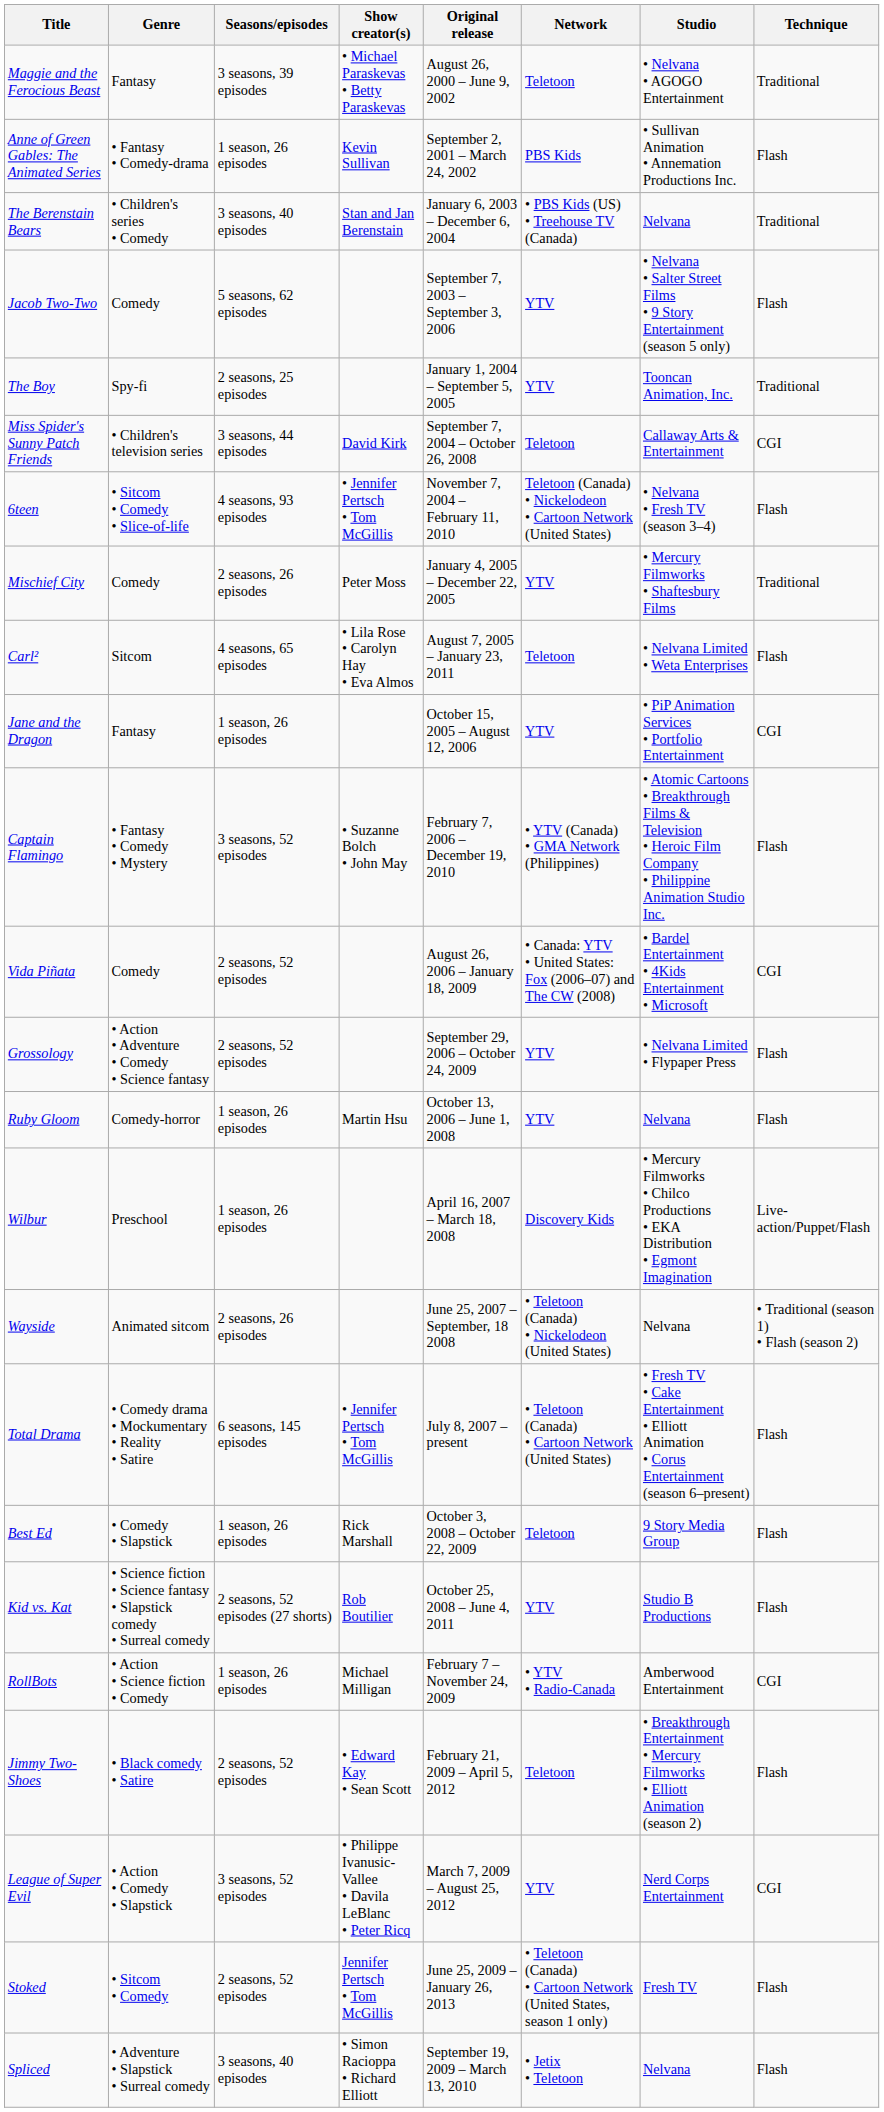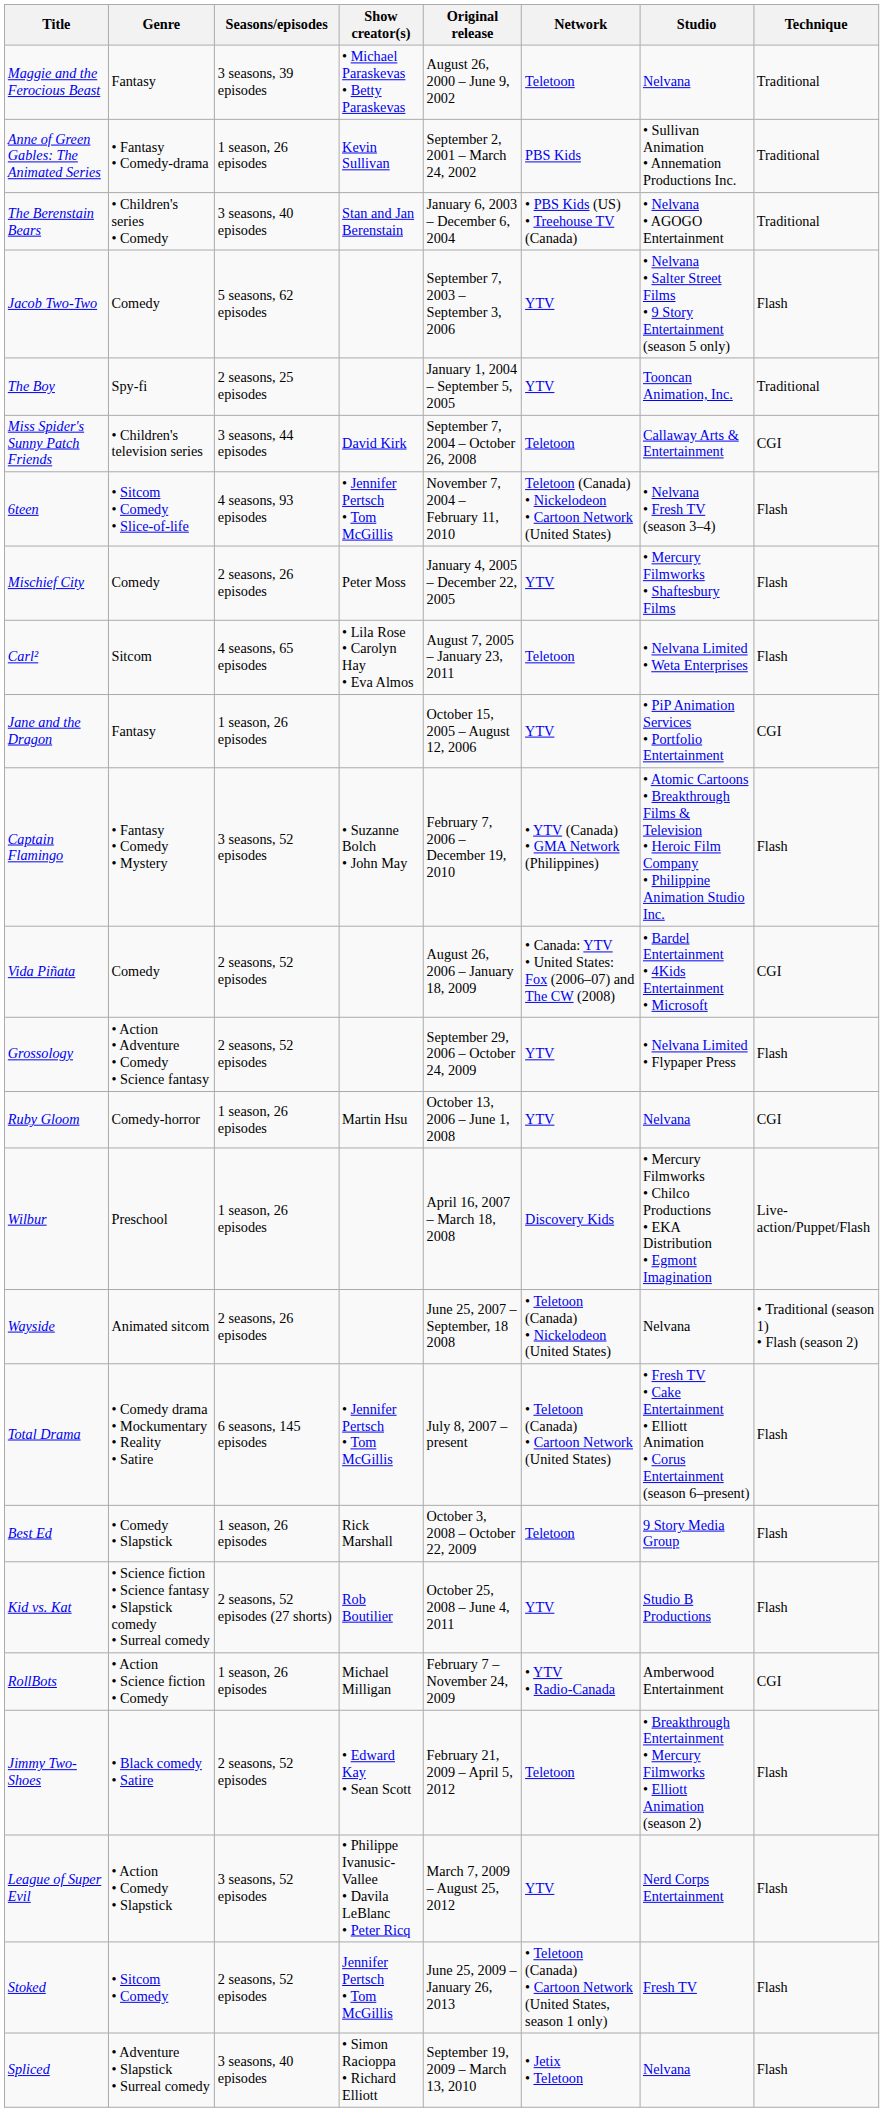(683, 82) • Nelvana • AGOGO Entertainment -> (667, 82) Nelvana
(772, 156) Flash -> (788, 156) Traditional
(667, 221) Nelvana -> (683, 221) • Nelvana • AGOGO Entertainment
(788, 583) Traditional -> (772, 583) Flash
(772, 1120) Flash -> (769, 1120) CGI
(769, 1888) CGI -> (772, 1888) Flash
